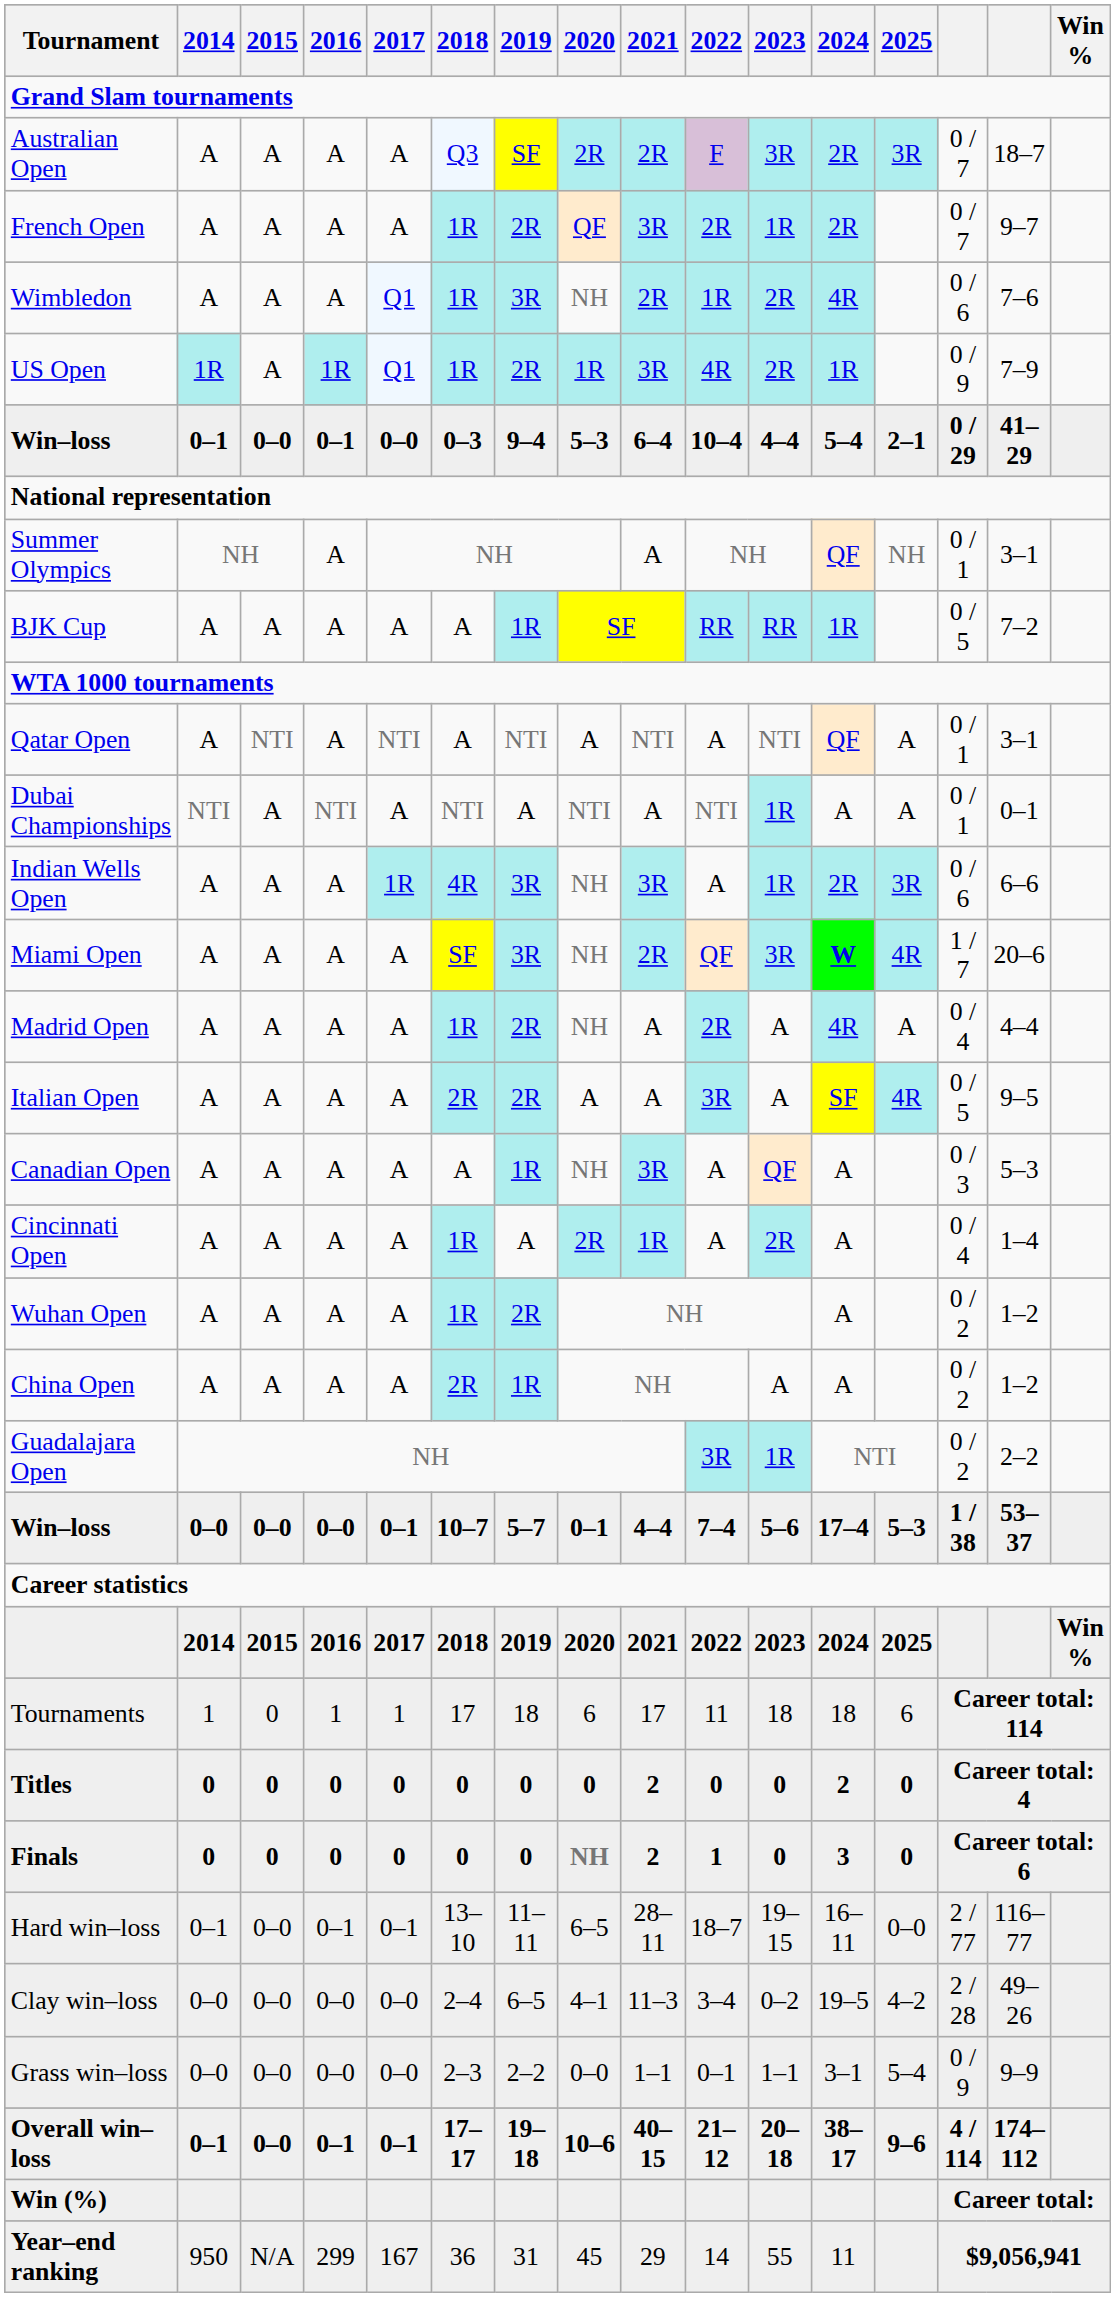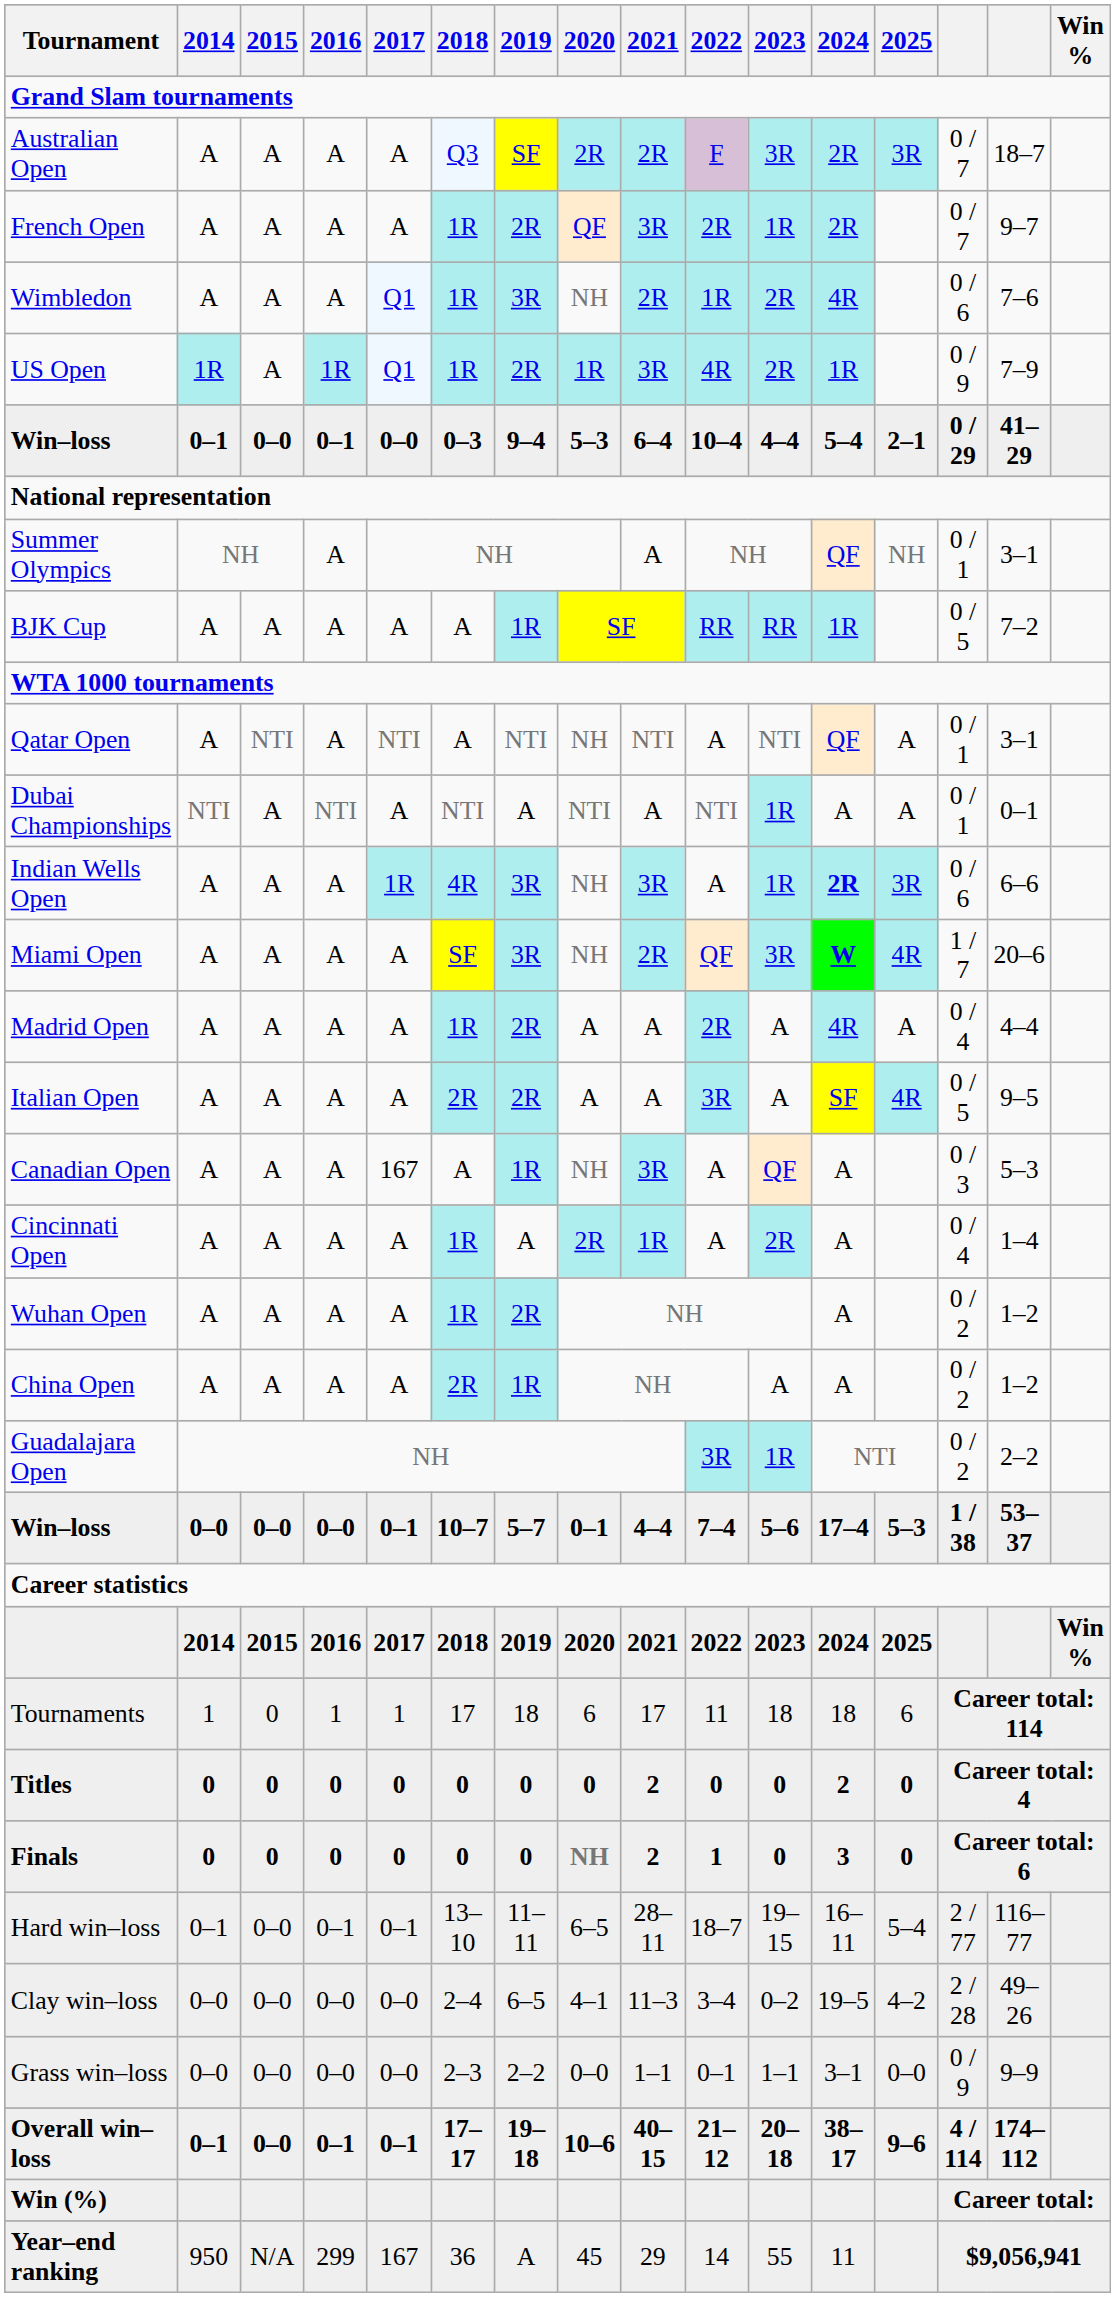(589, 738) A -> (589, 738) NH
(843, 882) normal -> (843, 882) bold
(589, 1025) NH -> (589, 1025) A
(399, 1168) A -> (399, 1168) 167
(907, 1927) 0–0 -> (907, 1927) 5–4
(907, 2071) 5–4 -> (907, 2071) 0–0
(526, 2256) 31 -> (526, 2256) A
